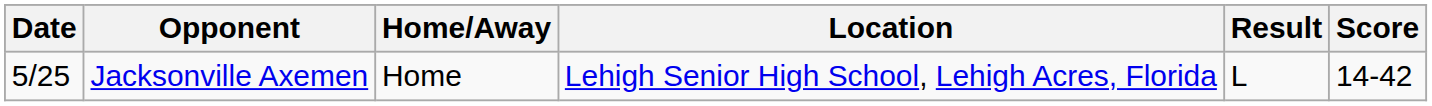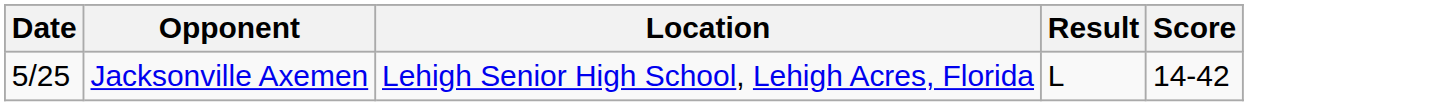- column: (467, 28)
